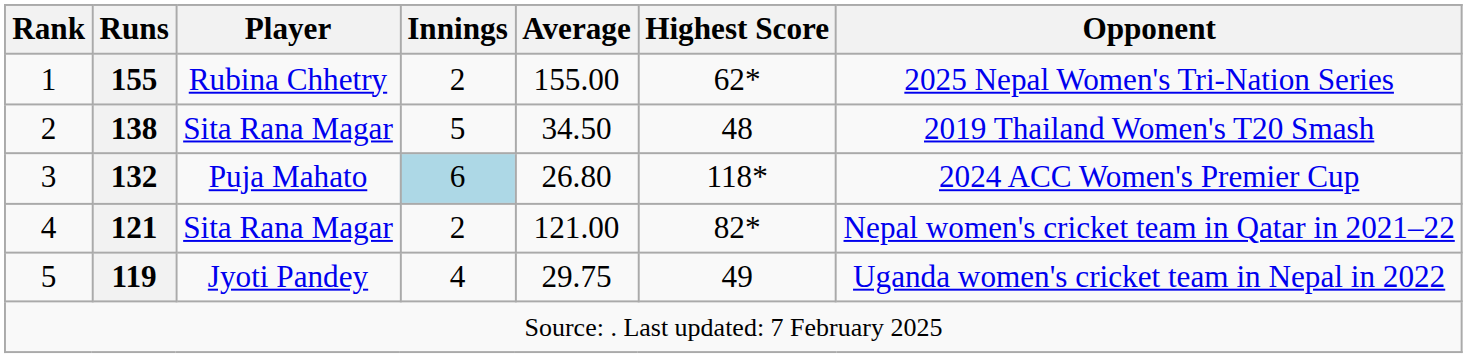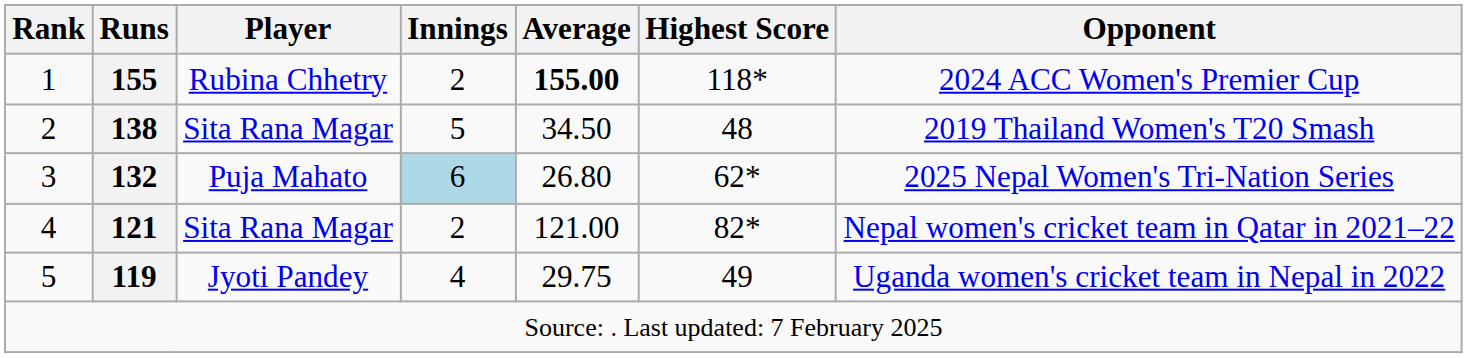(576, 78) normal -> (576, 78) bold
(737, 78) 62* -> (737, 78) 118*
(1149, 78) 2025 Nepal Women's Tri-Nation Series -> (1149, 78) 2024 ACC Women's Premier Cup
(737, 177) 118* -> (737, 177) 62*
(1149, 177) 2024 ACC Women's Premier Cup -> (1149, 177) 2025 Nepal Women's Tri-Nation Series
